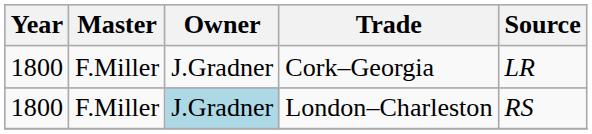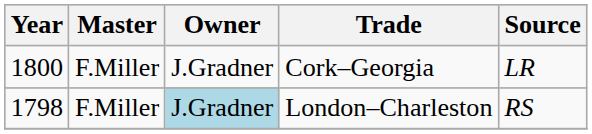(37, 107) 1800 -> (37, 107) 1798
